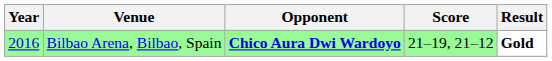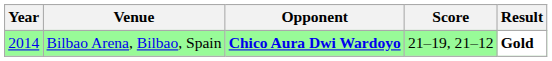(24, 43) 2016 -> (24, 43) 2014
